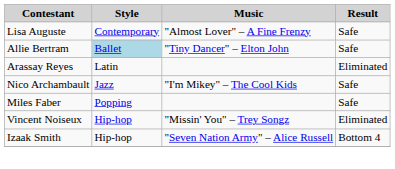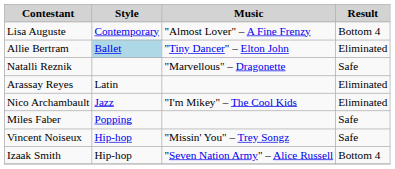(348, 31) Safe -> (359, 31) Bottom 4
(348, 48) Safe -> (363, 48) Eliminated
+ row: (39, 66)
(348, 84) Safe -> (363, 102) Eliminated
(363, 119) Eliminated -> (348, 137) Safe
